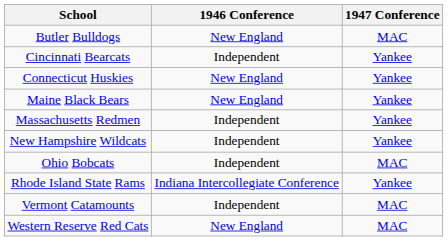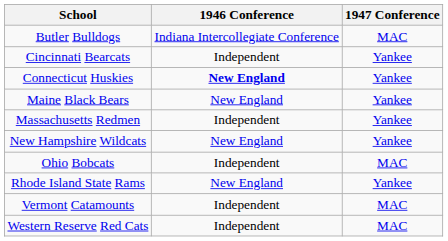(247, 36) New England -> (247, 36) Indiana Intercollegiate Conference
(247, 78) normal -> (247, 78) bold
(247, 141) Independent -> (247, 141) New England
(247, 183) Indiana Intercollegiate Conference -> (247, 183) New England
(247, 225) New England -> (247, 225) Independent
